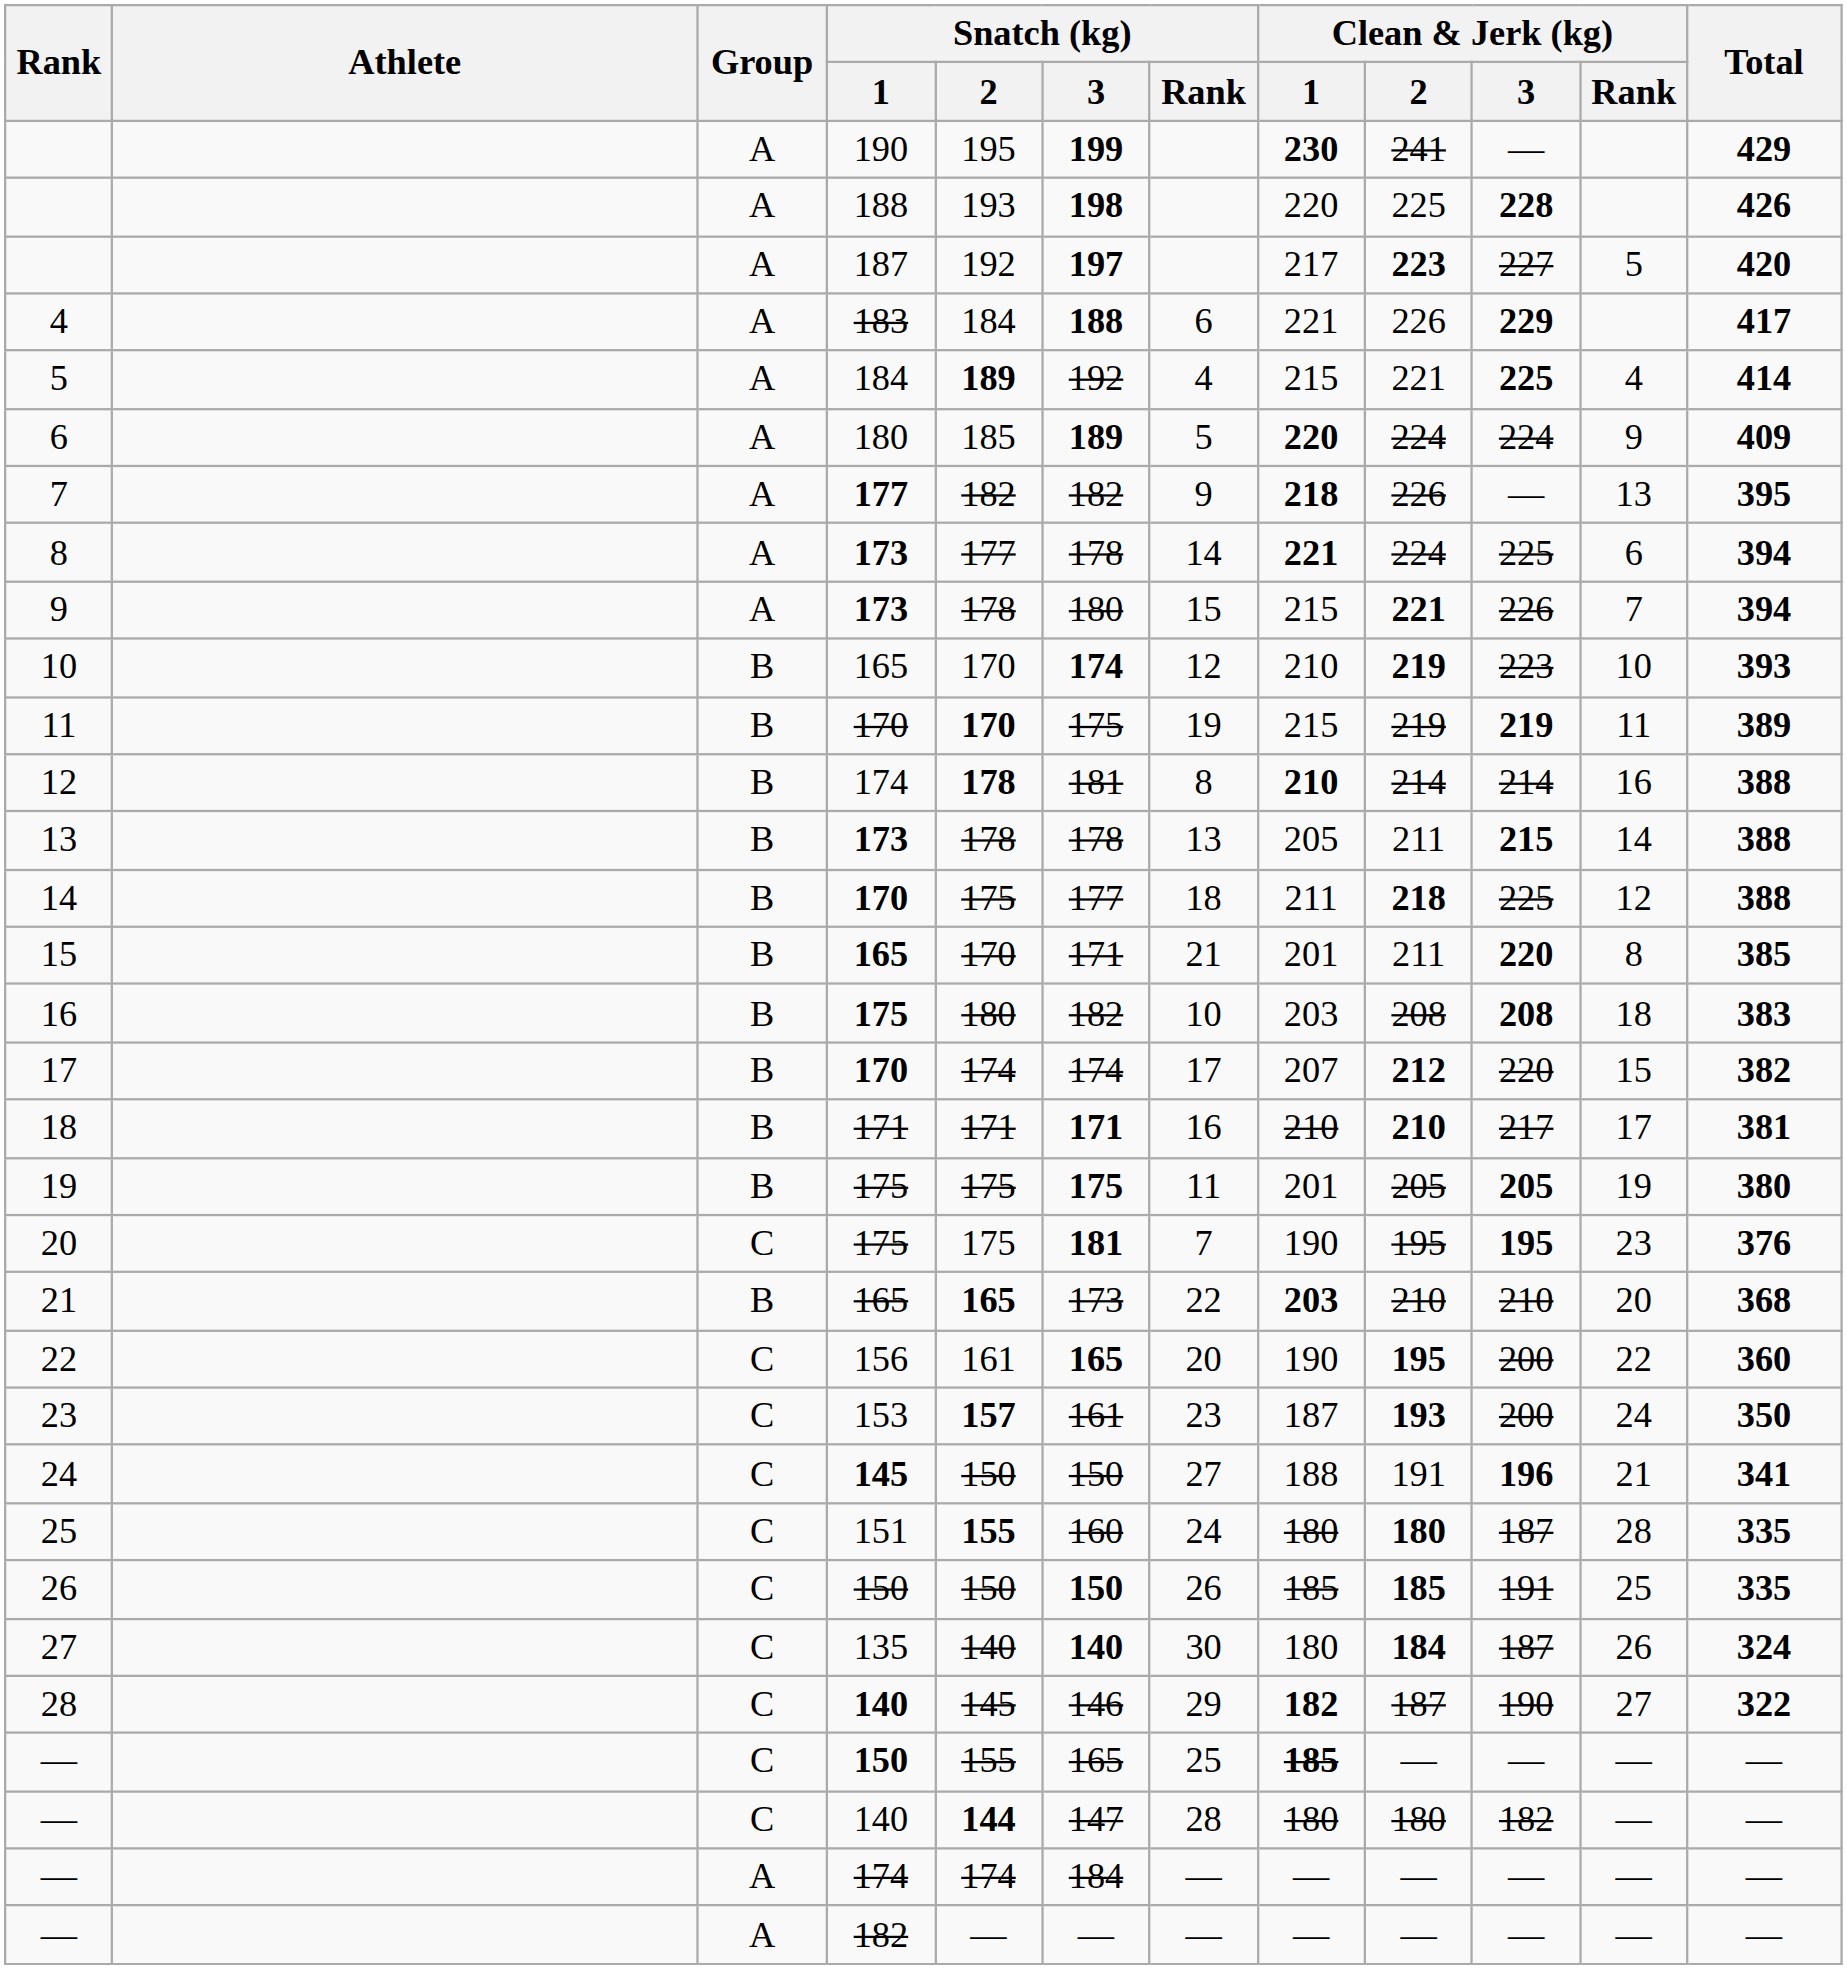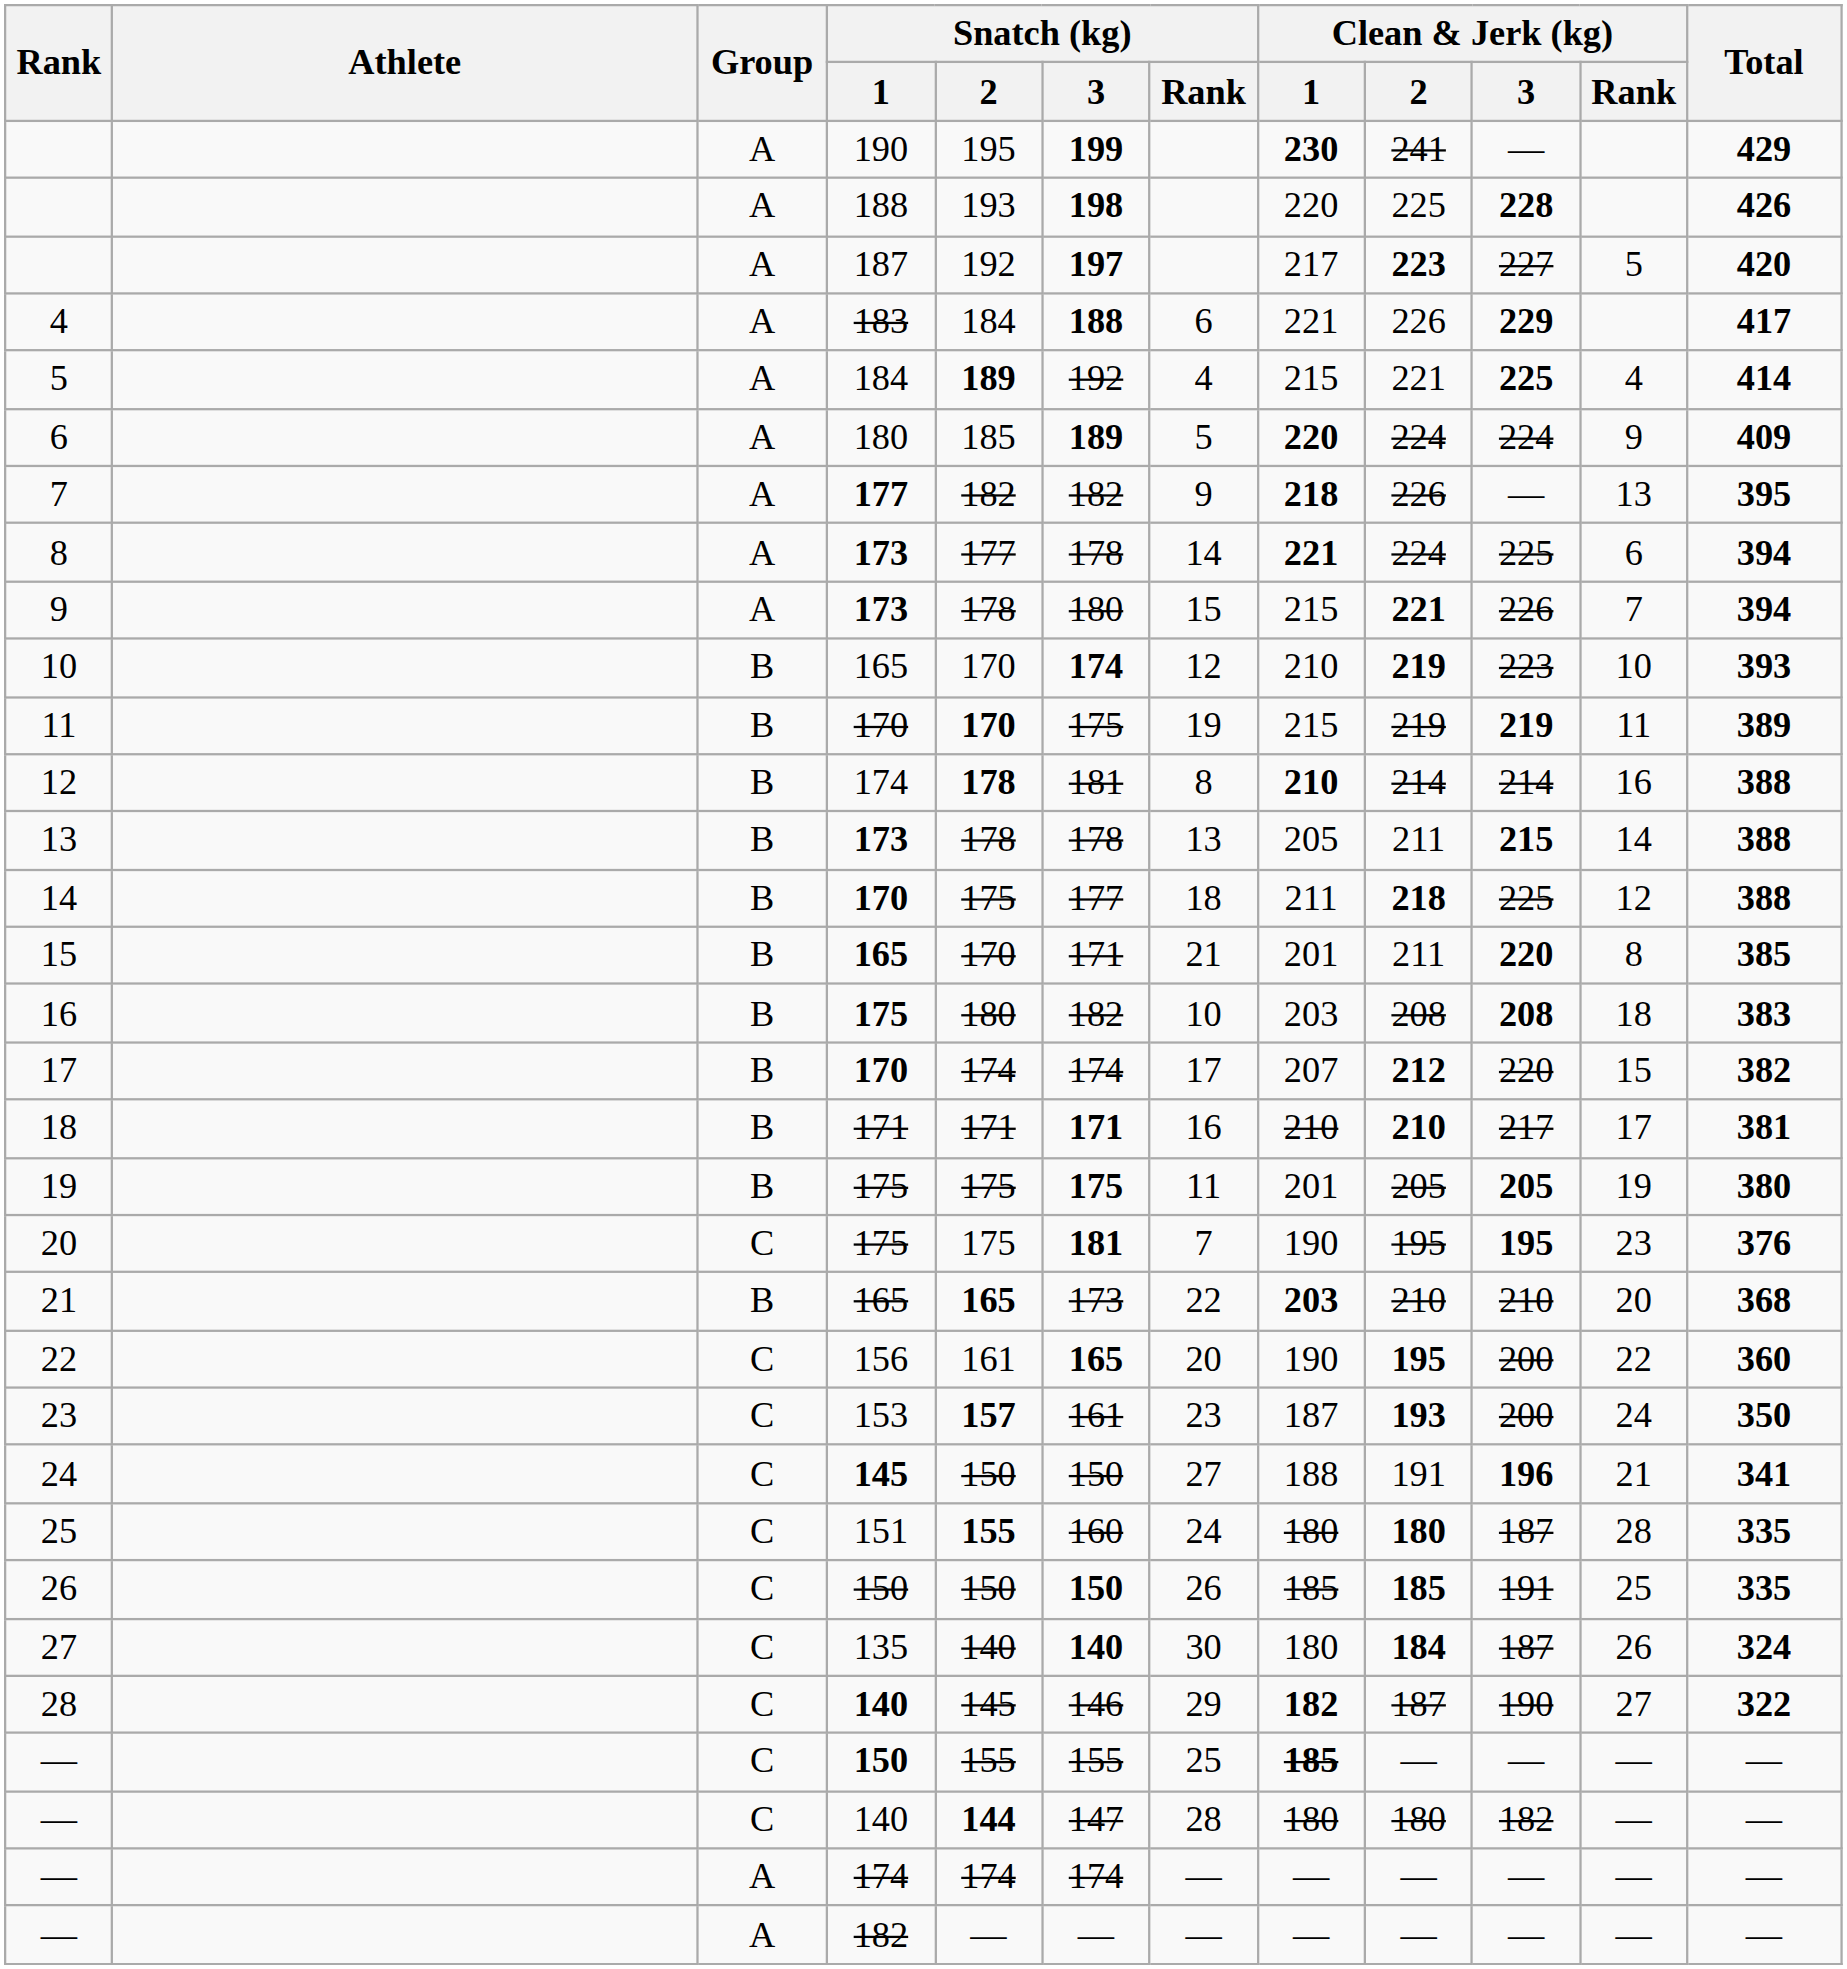(1096, 1761) 165 -> (1096, 1761) 155
(1096, 1876) 184 -> (1096, 1876) 174
